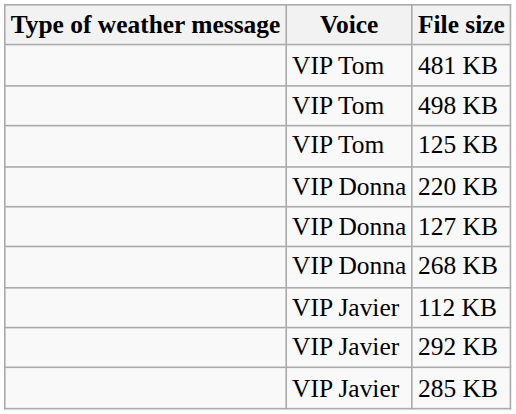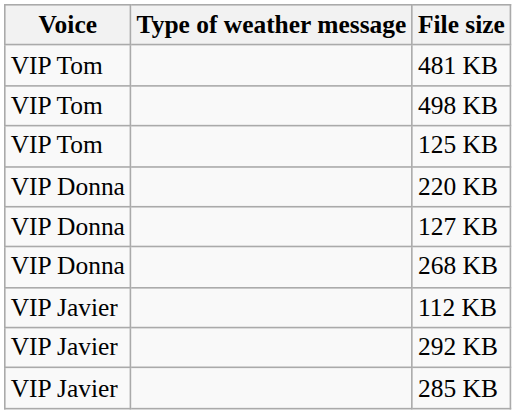columns swapped: (349, 24) <-> (145, 24)
